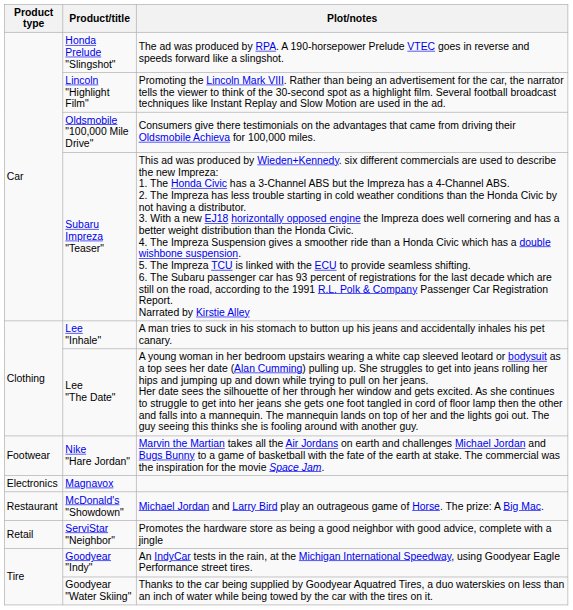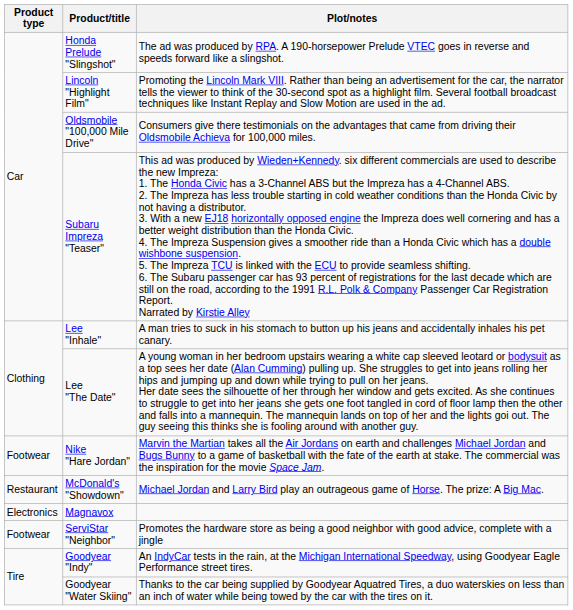rows swapped: (89, 483) <-> (95, 506)
(20, 534) Retail -> (28, 534) Footwear
